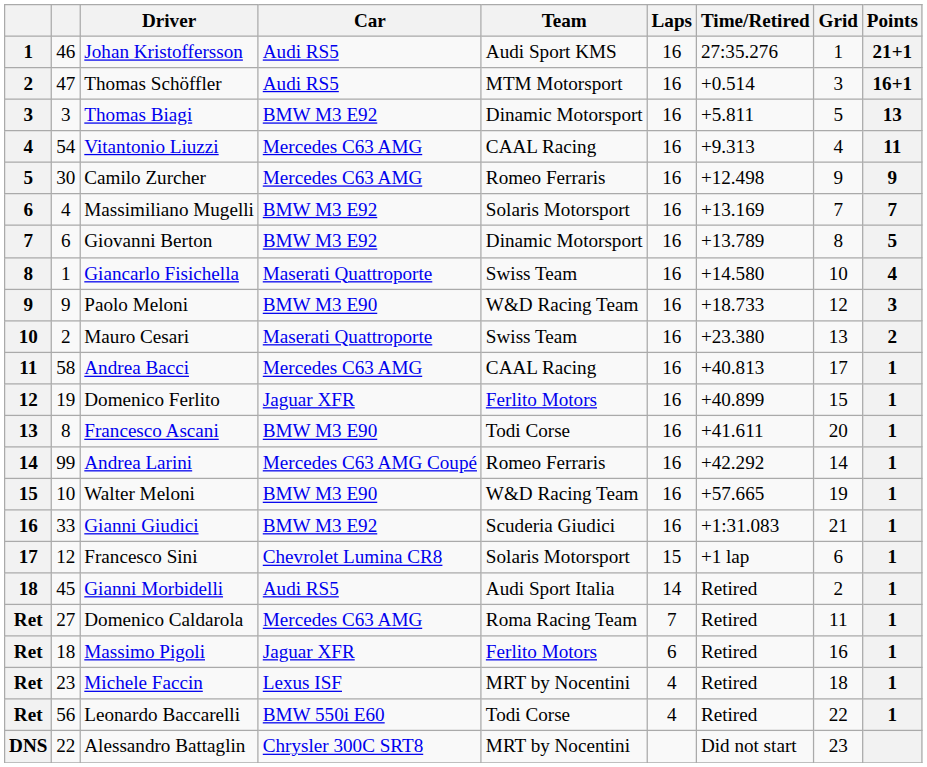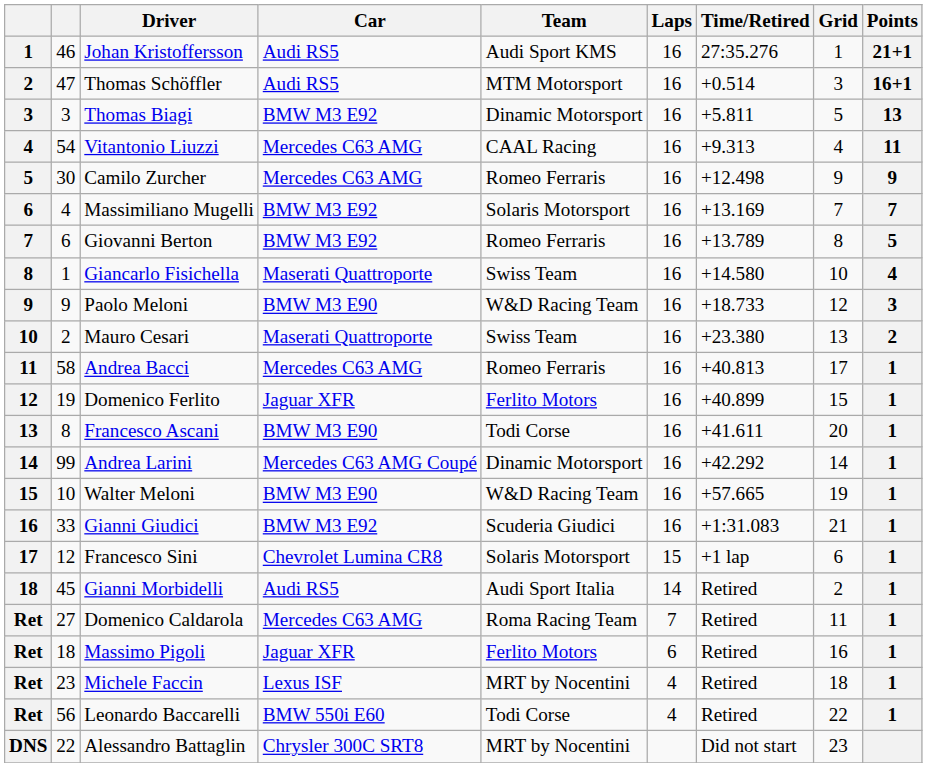(564, 241) Dinamic Motorsport -> (546, 241) Romeo Ferraris
(541, 367) CAAL Racing -> (546, 367) Romeo Ferraris
(546, 462) Romeo Ferraris -> (564, 462) Dinamic Motorsport
